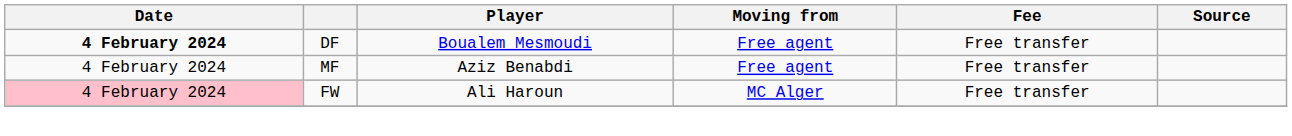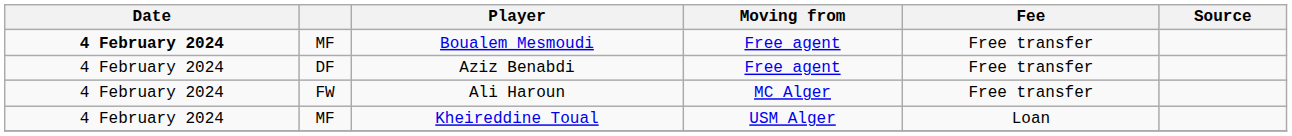(330, 43) DF -> (325, 43) MF
(330, 68) MF -> (325, 68) DF
(154, 93) pink background -> (152, 93) no background
+ row: (517, 118)
